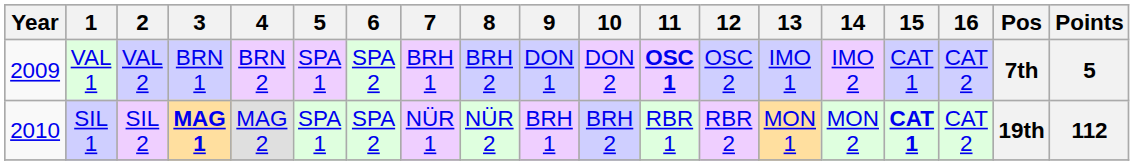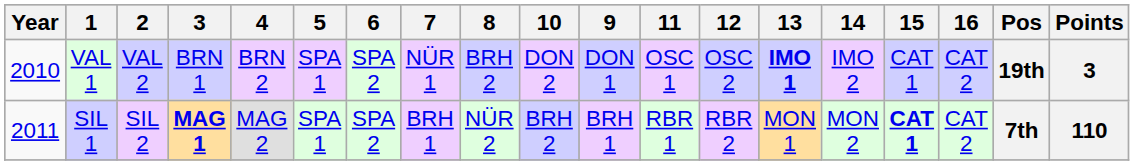columns swapped: (549, 22) <-> (610, 22)
(35, 70) 2009 -> (35, 70) 2010
(430, 70) BRH 1 -> (430, 70) NÜR 1
(669, 70) bold -> (669, 70) normal
(790, 70) normal -> (790, 70) bold
(1022, 70) 7th -> (1022, 70) 19th
(1089, 70) 5 -> (1089, 70) 3
(35, 130) 2010 -> (35, 130) 2011
(430, 130) NÜR 1 -> (430, 130) BRH 1
(1022, 130) 19th -> (1022, 130) 7th
(1089, 130) 112 -> (1089, 130) 110
